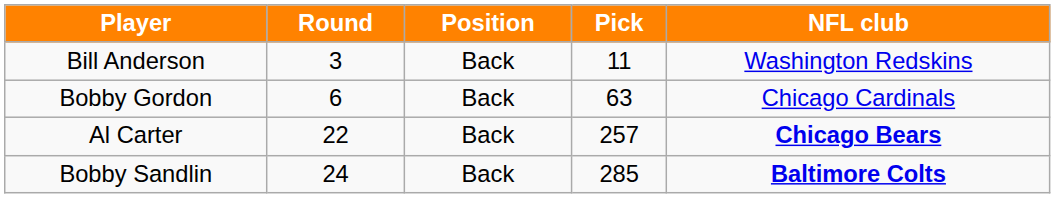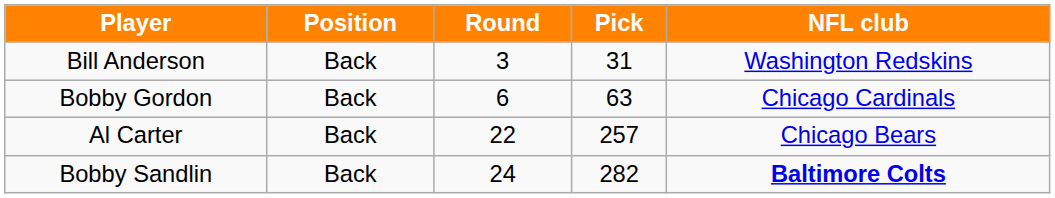columns swapped: (488, 23) <-> (336, 23)
(619, 60) 11 -> (619, 60) 31
(858, 135) bold -> (858, 135) normal
(619, 173) 285 -> (619, 173) 282
